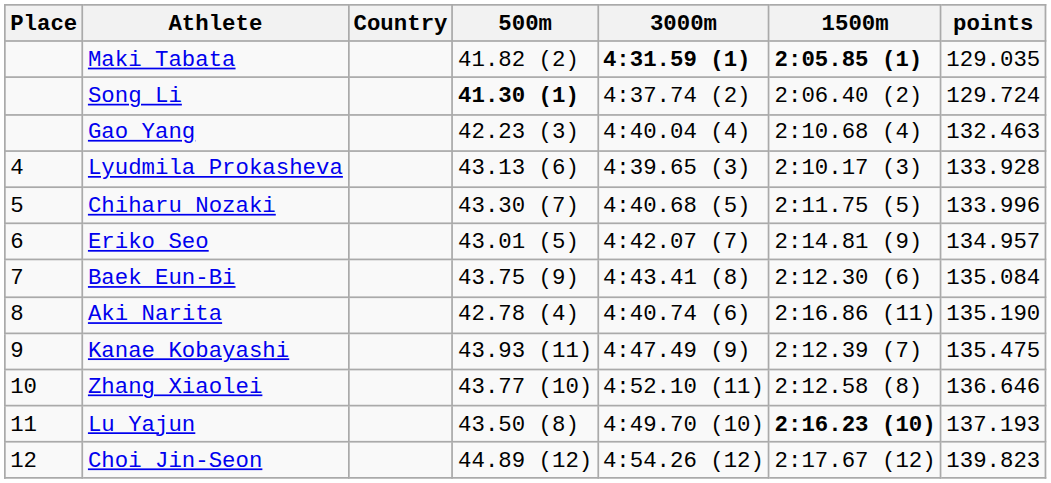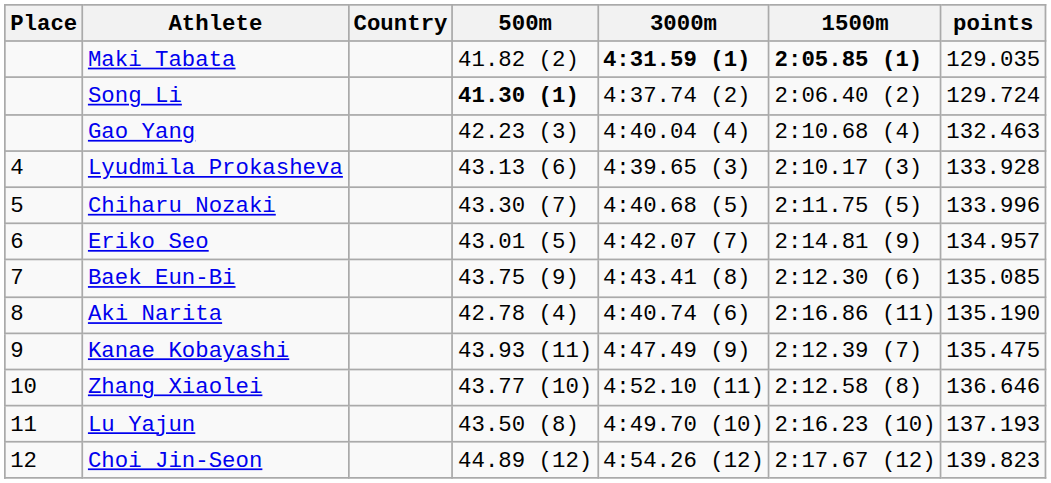(993, 278) 135.084 -> (993, 278) 135.085
(855, 424) bold -> (855, 424) normal
